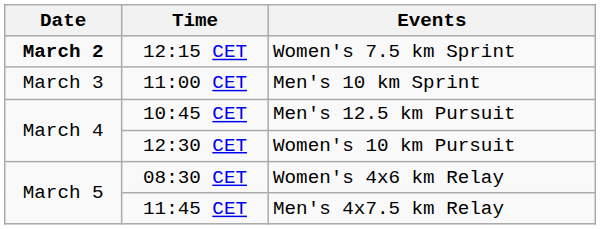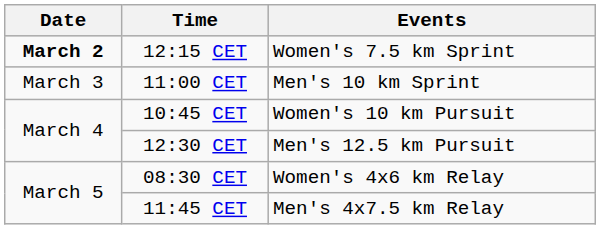(394, 114) Men's 12.5 km Pursuit -> (394, 114) Women's 10 km Pursuit
(394, 146) Women's 10 km Pursuit -> (394, 146) Men's 12.5 km Pursuit
